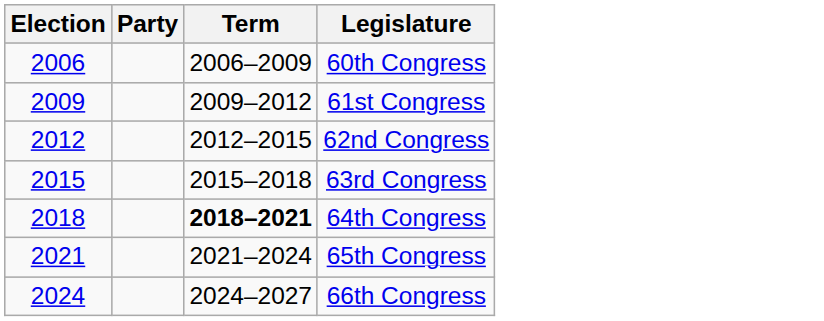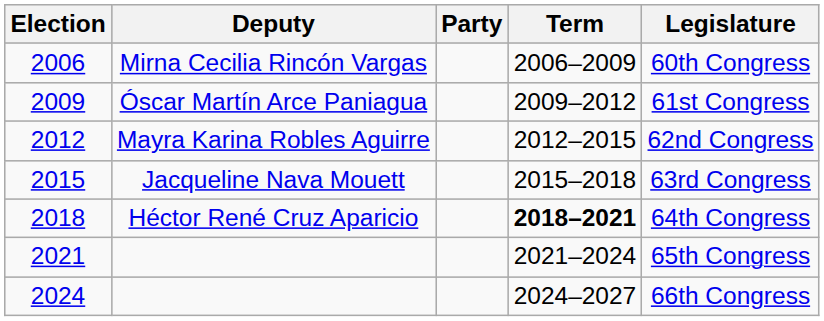+ column: (273, 23)
